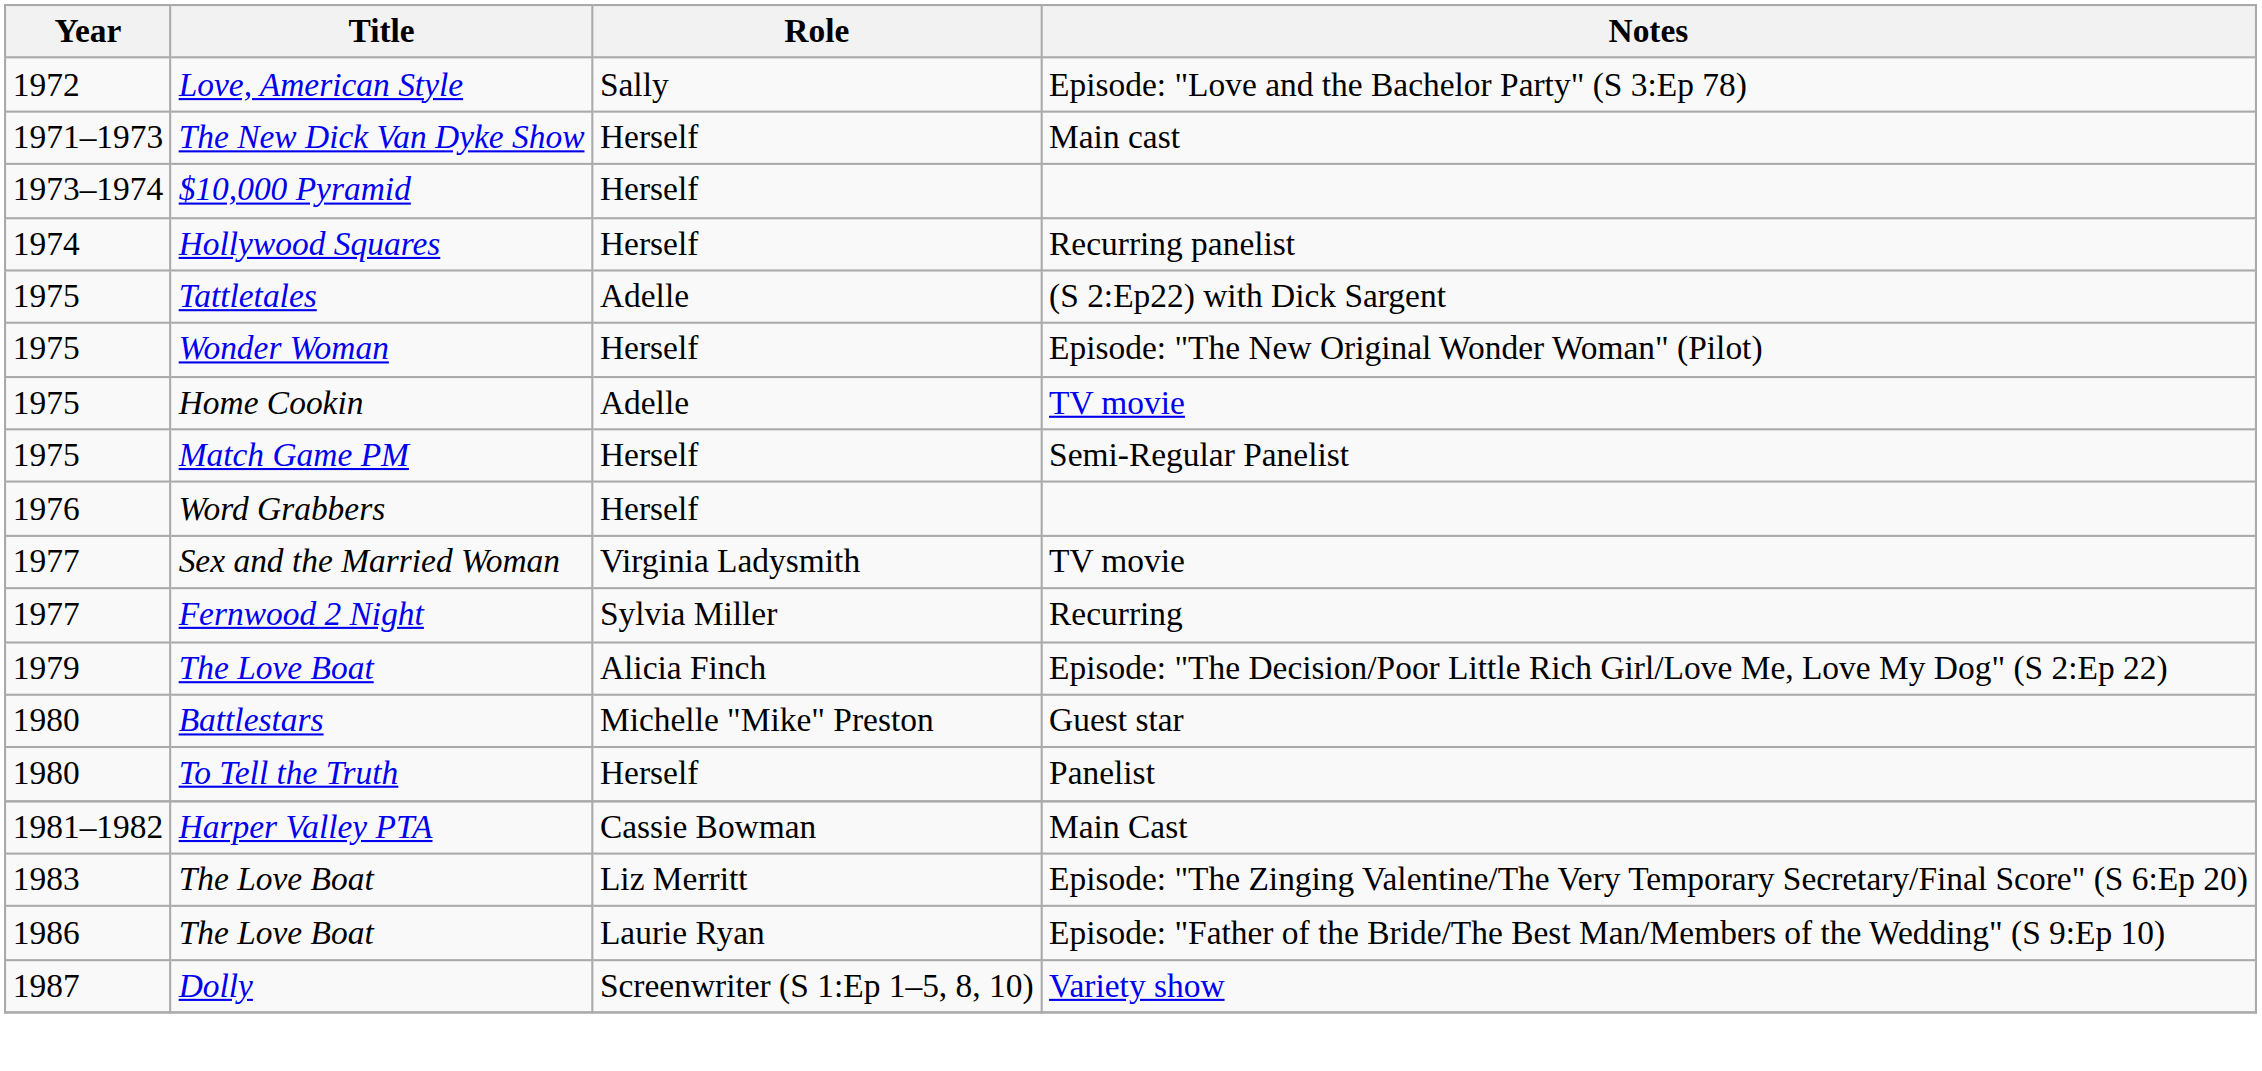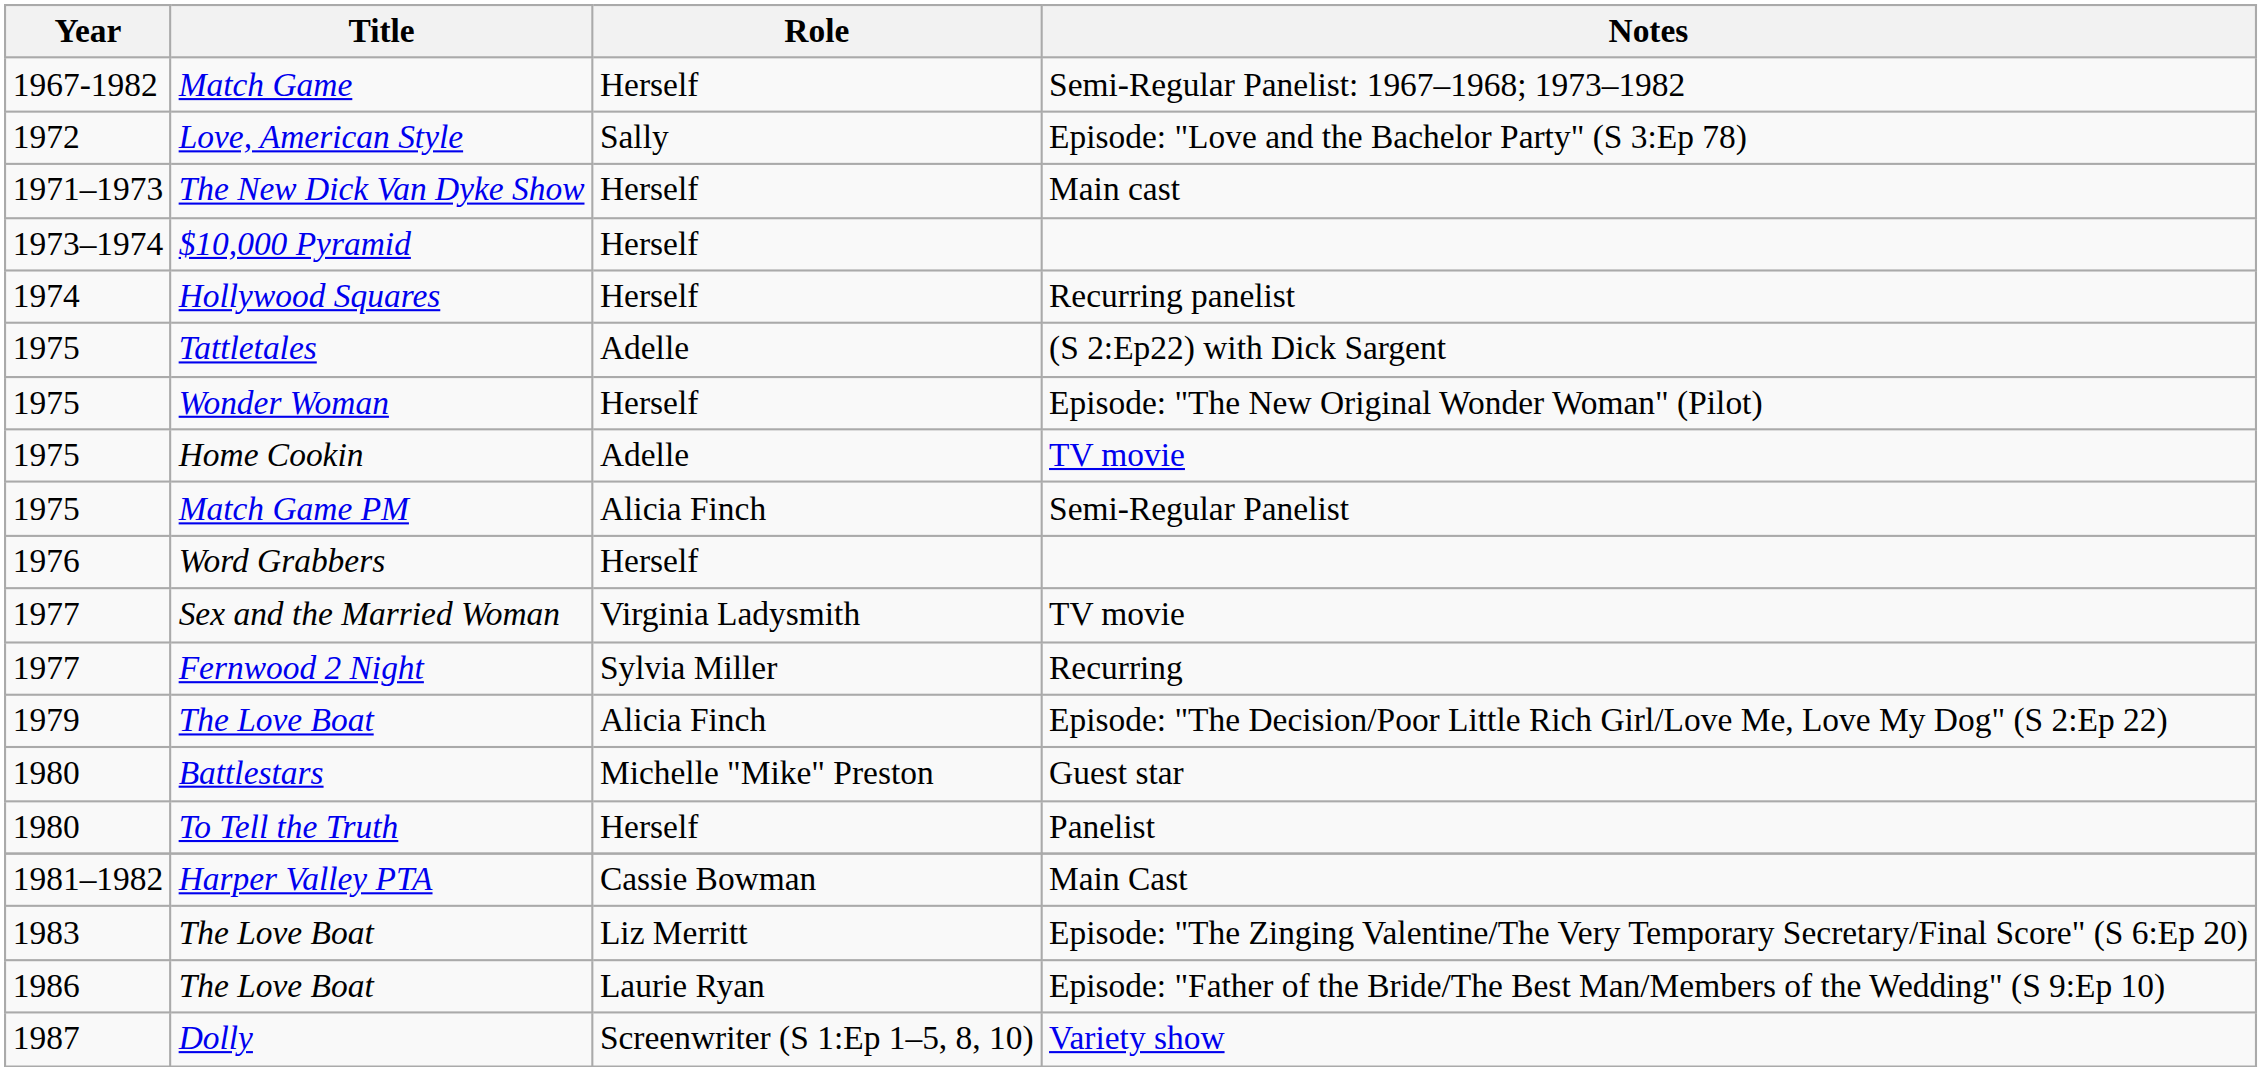+ row: (265, 84)
(649, 455) Herself -> (683, 508) Alicia Finch
